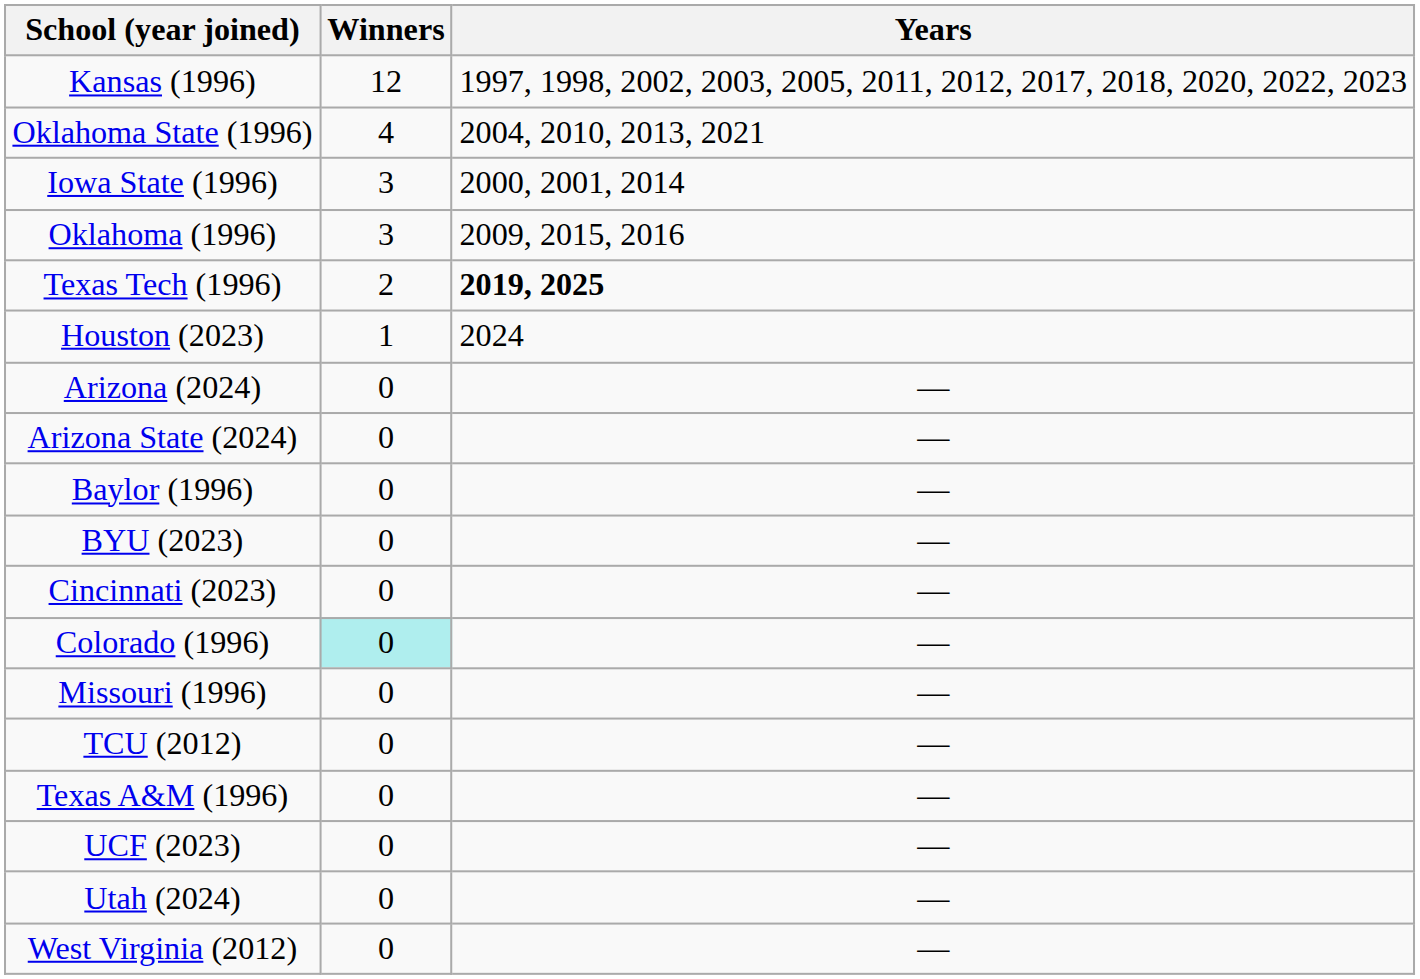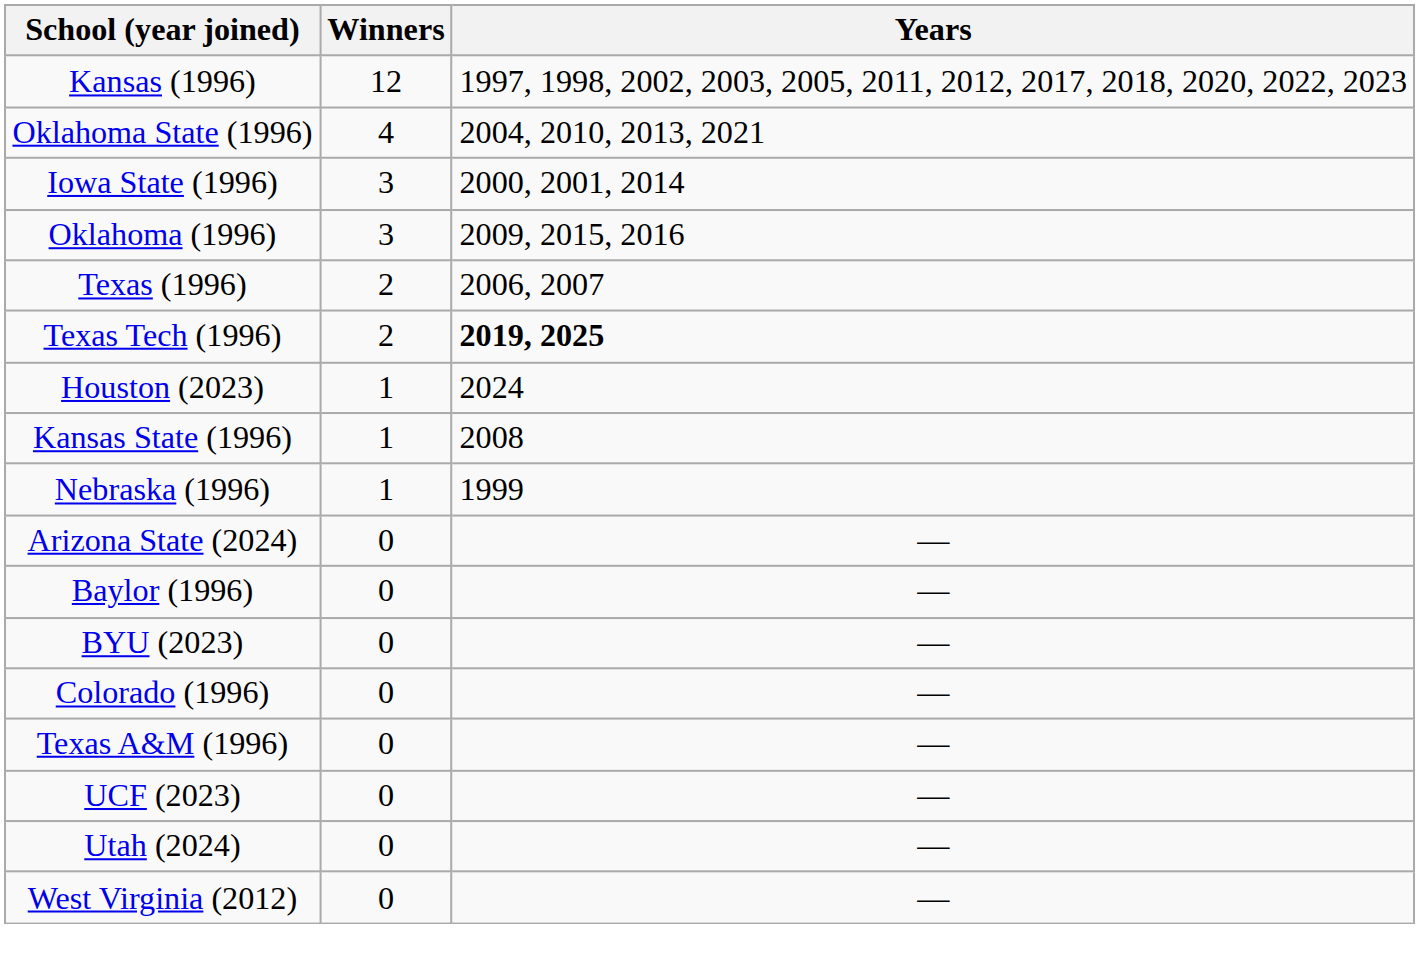+ row: (162, 285)
+ row: (162, 438)
+ row: (162, 489)
- row: (162, 387)
- row: (162, 591)
(386, 642) paleturquoise background -> (386, 693) no background
- row: (162, 693)
- row: (162, 744)
